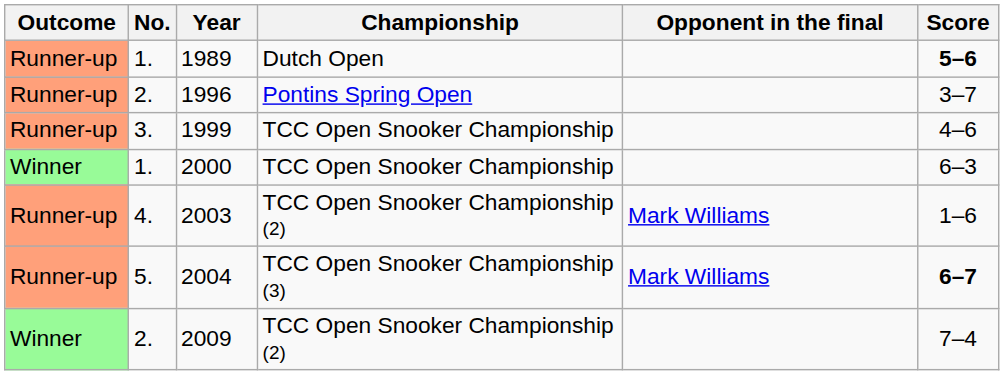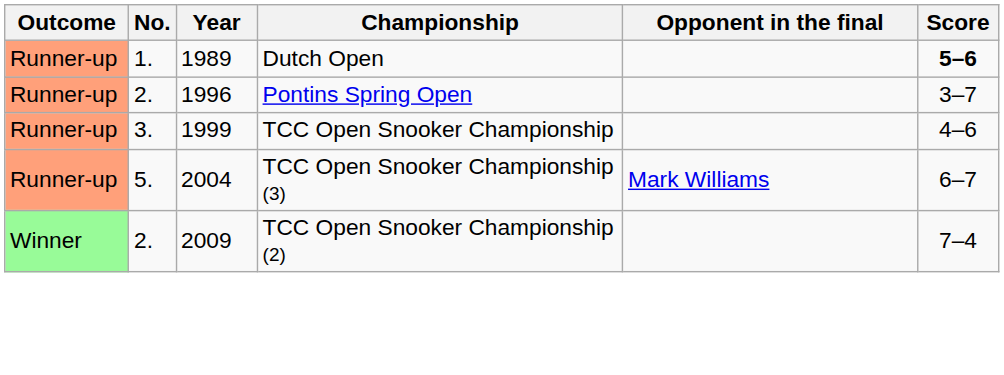- row: (206, 166)
- row: (206, 215)
(958, 277) bold -> (958, 179) normal
